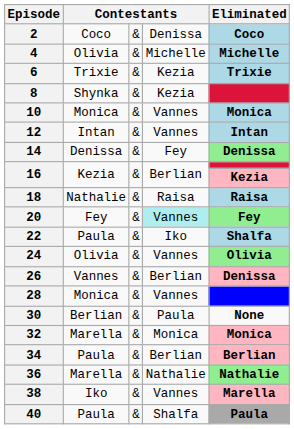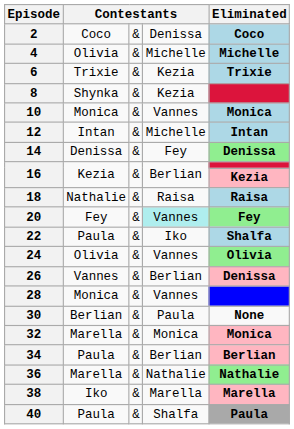(176, 132) Vannes -> (176, 132) Michelle
(176, 394) Vannes -> (176, 394) Marella
